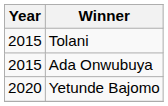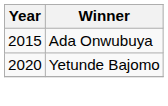- row: (69, 40)
